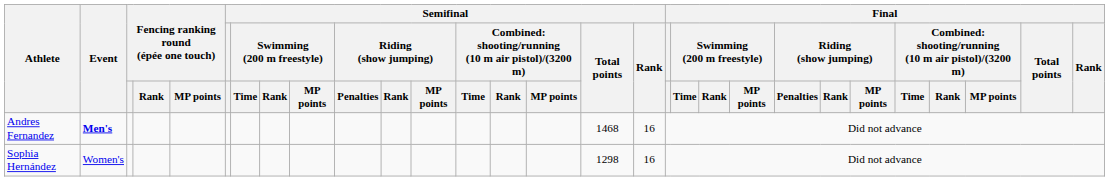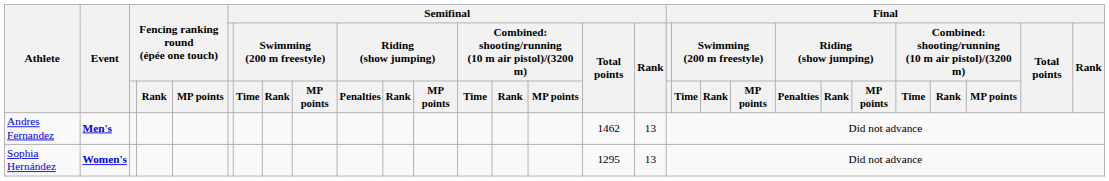(607, 128) 1468 -> (609, 128) 1462
(649, 128) 16 -> (650, 128) 13
(103, 160) normal -> (105, 160) bold
(607, 160) 1298 -> (609, 160) 1295
(649, 160) 16 -> (650, 160) 13
